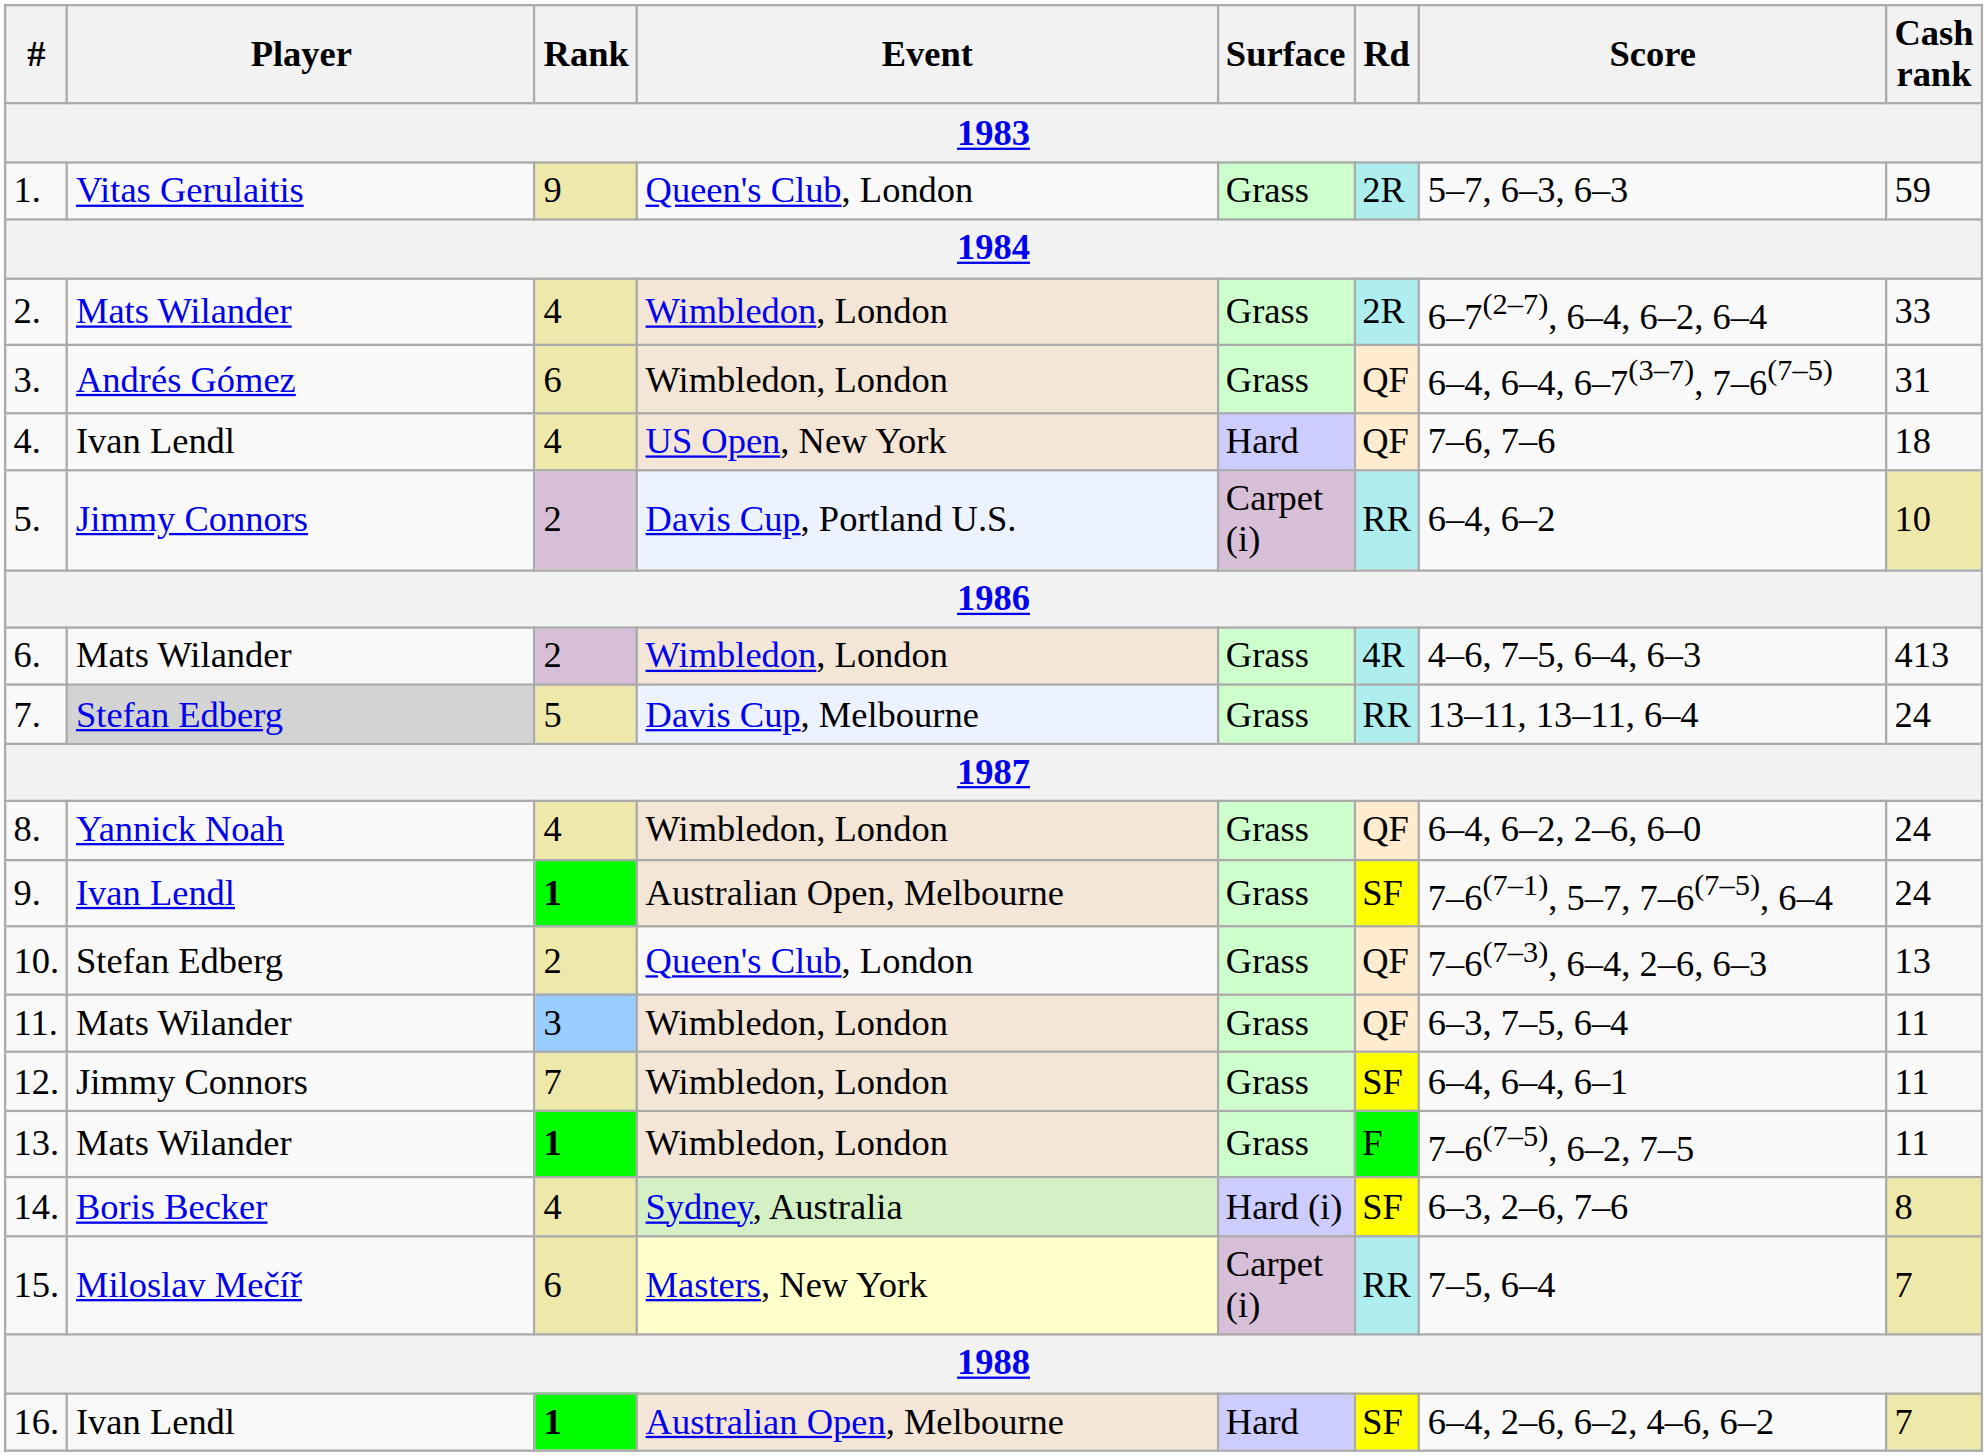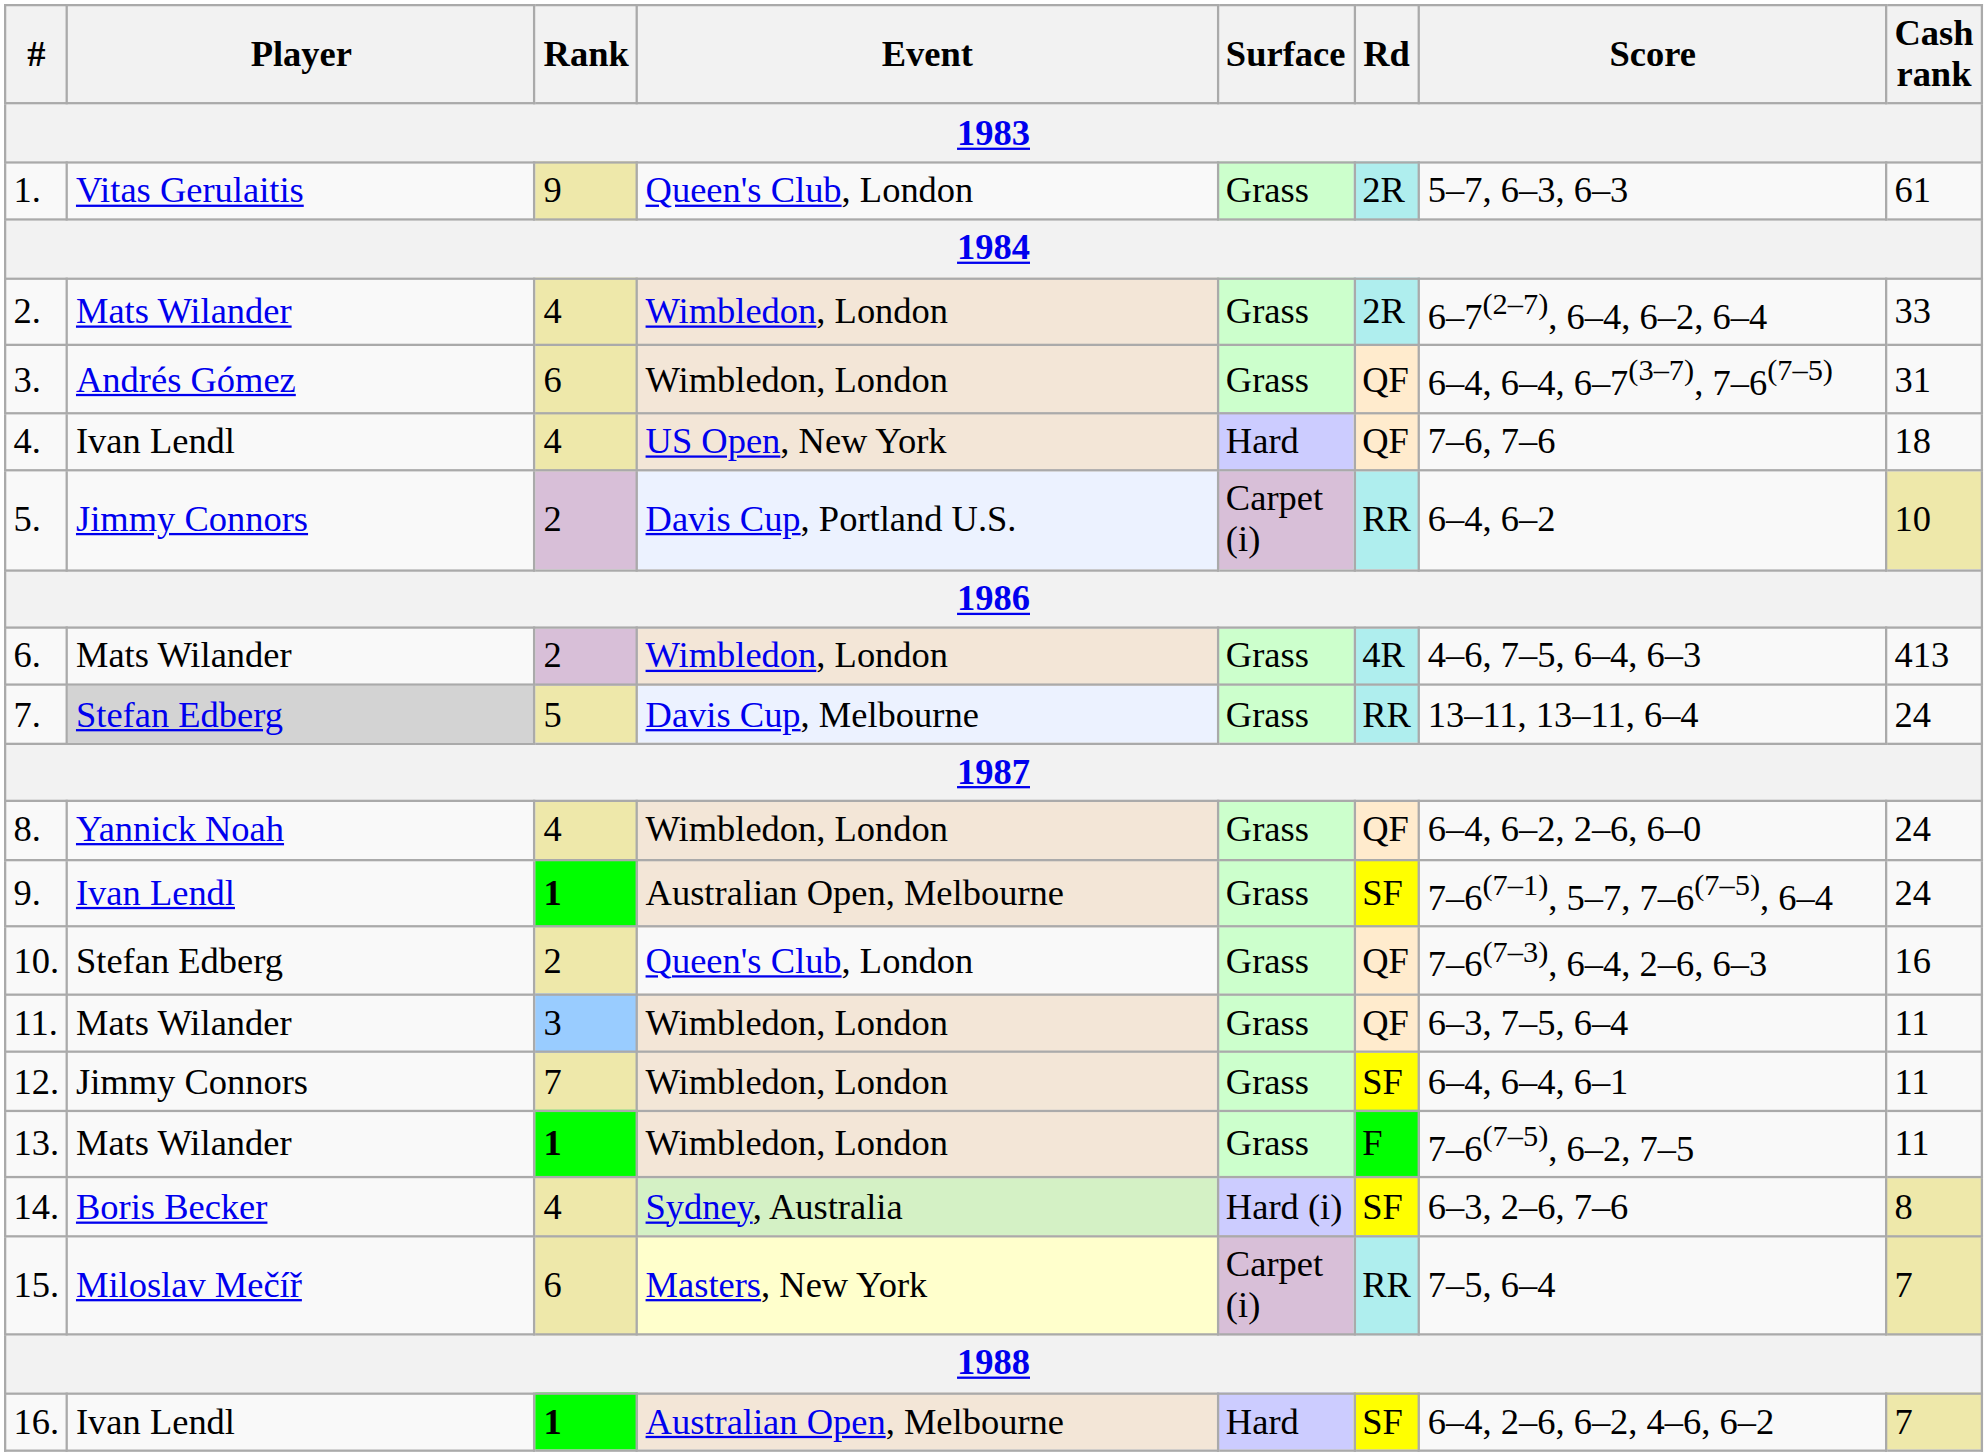(1913, 190) 59 -> (1913, 190) 61
(1913, 959) 13 -> (1913, 959) 16
